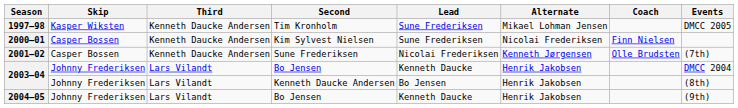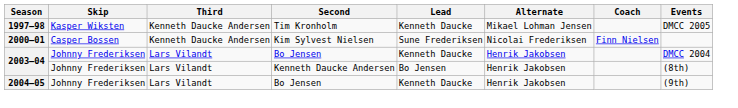(441, 26) Sune Frederiksen -> (436, 26) Kenneth Daucke
- row: (27, 54)
